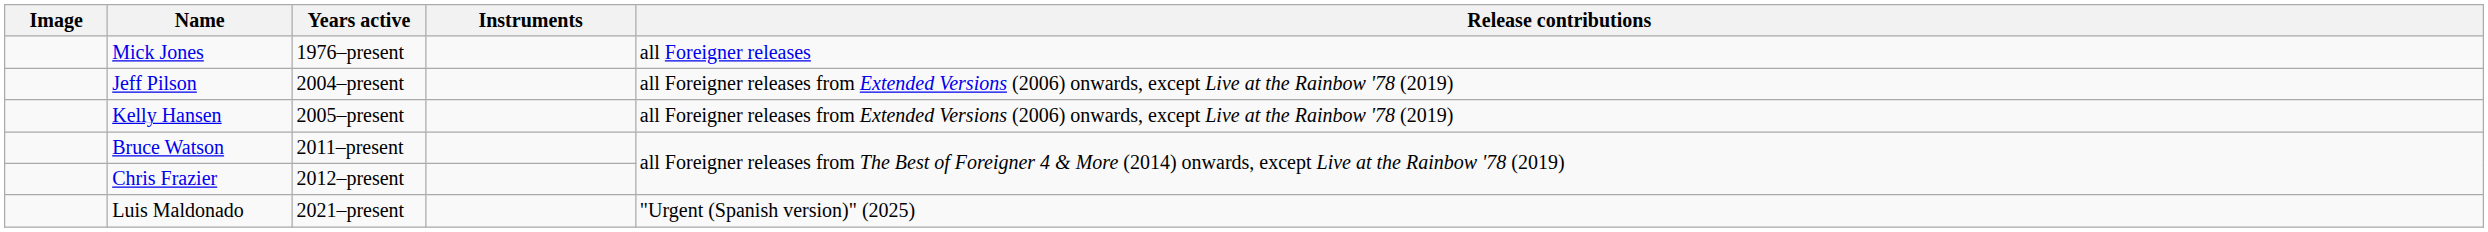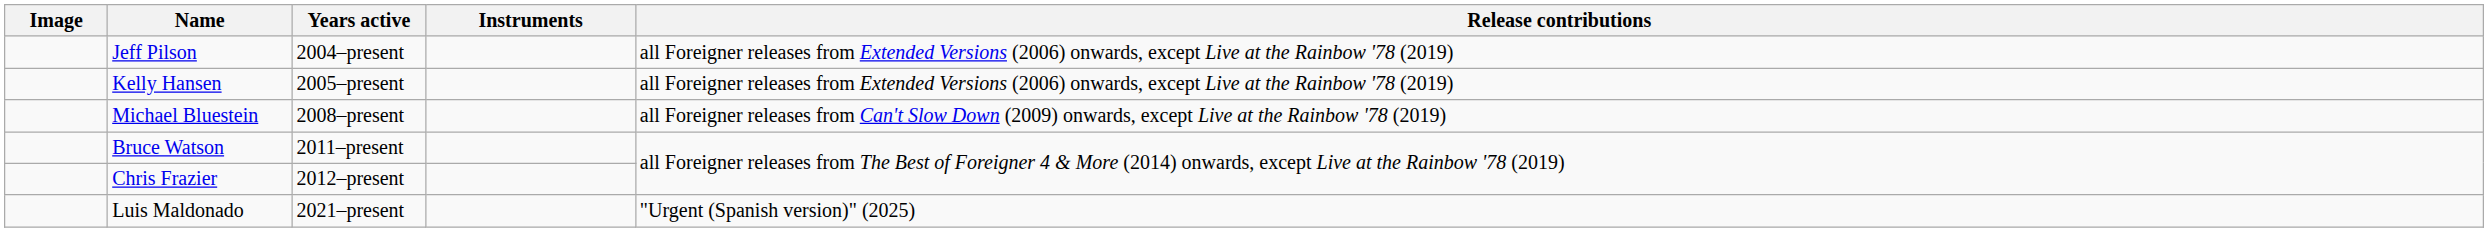- row: (158, 52)
+ row: (185, 115)
